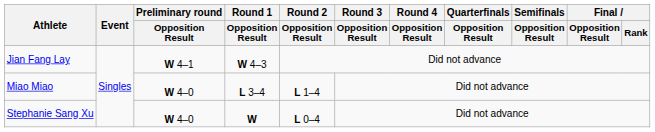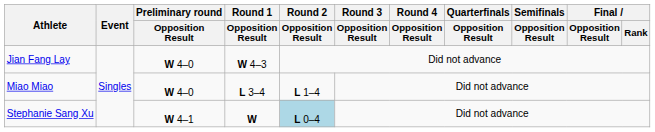(179, 65) W 4–1 -> (179, 65) W 4–0
(179, 120) W 4–0 -> (179, 120) W 4–1
(307, 120) no background -> (307, 120) lightblue background
